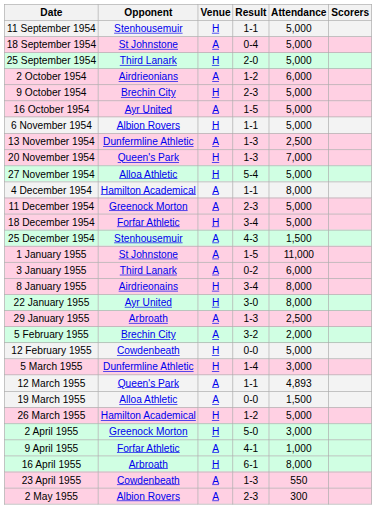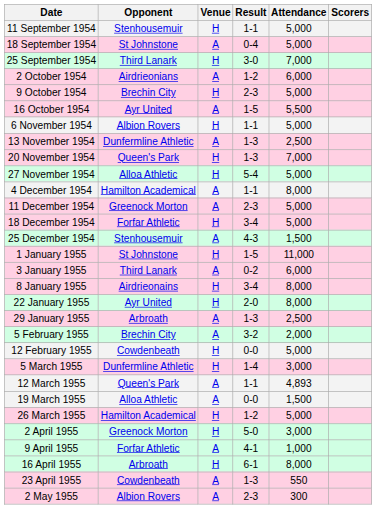(251, 61) 2-0 -> (251, 61) 3-0
(299, 61) 5,000 -> (299, 61) 7,000
(299, 109) 5,000 -> (299, 109) 5,500
(216, 254) A -> (216, 254) H
(251, 303) 3-0 -> (251, 303) 2-0
